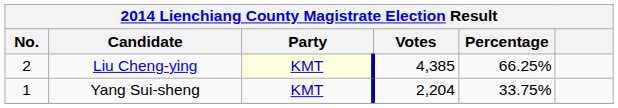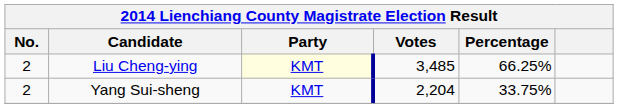(435, 66) 4,385 -> (435, 66) 3,485
(27, 90) 1 -> (27, 90) 2
